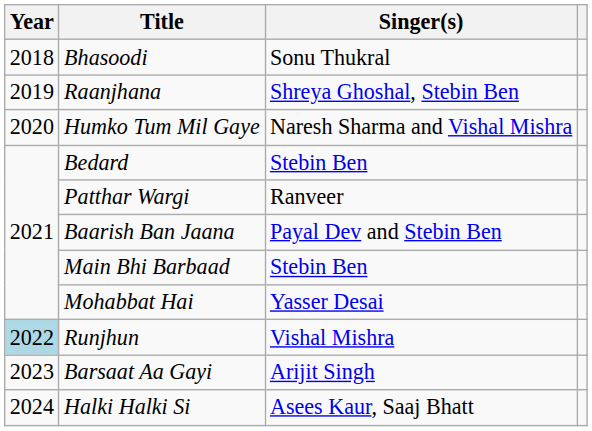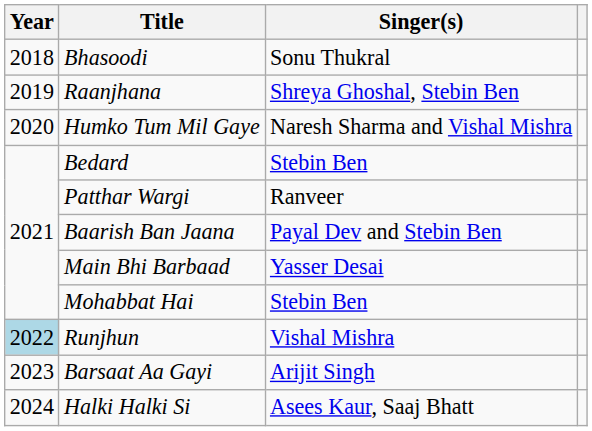(319, 267) Stebin Ben -> (327, 267) Yasser Desai
(327, 302) Yasser Desai -> (319, 302) Stebin Ben
